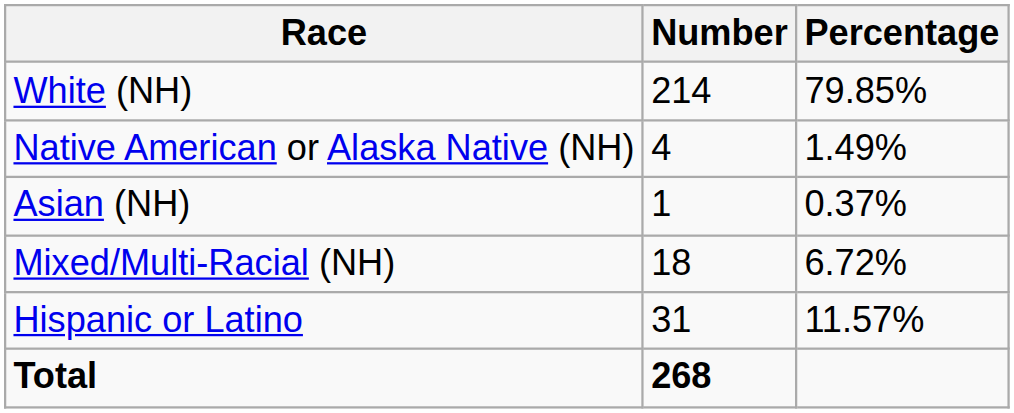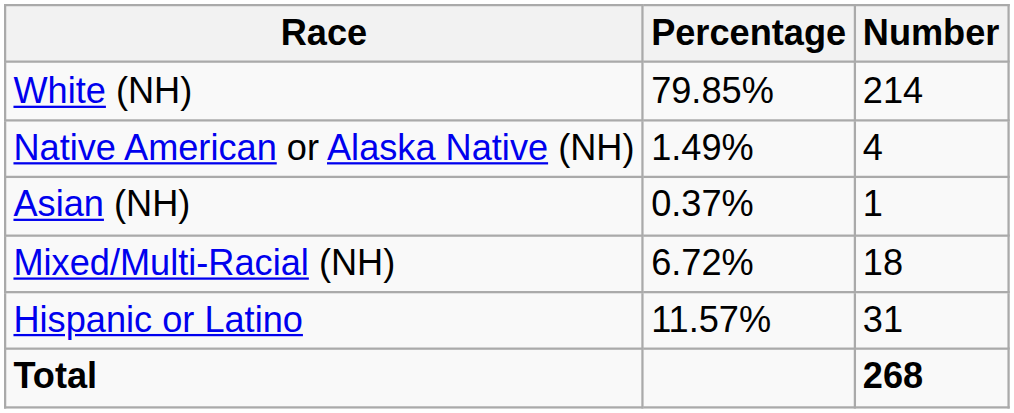columns swapped: (719, 33) <-> (902, 33)
